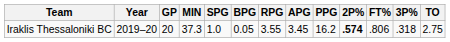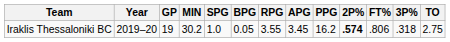(168, 29) 20 -> (168, 29) 19
(192, 29) 37.3 -> (192, 29) 30.2
